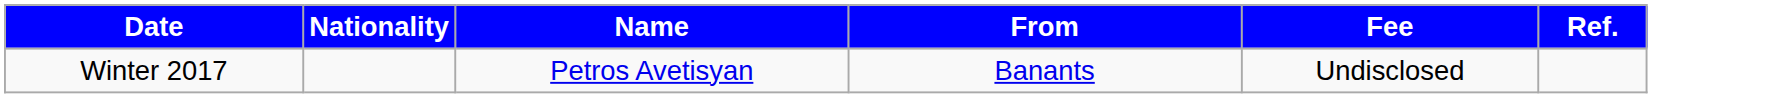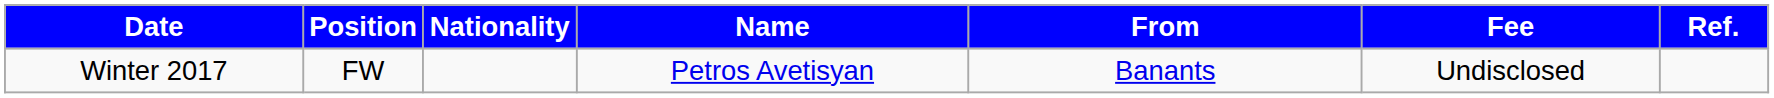+ column: (363, 27)
